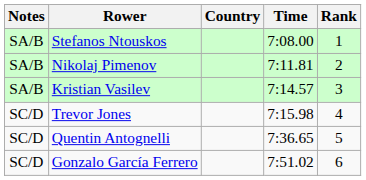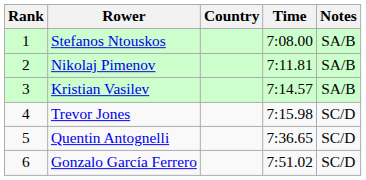columns swapped: (339, 16) <-> (26, 16)
